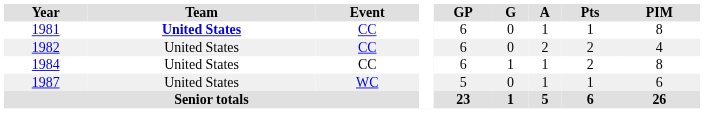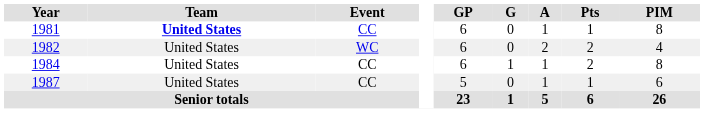(367, 47) CC -> (367, 47) WC
(367, 82) WC -> (367, 82) CC
